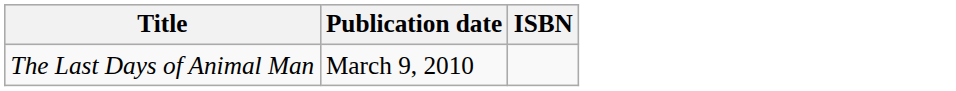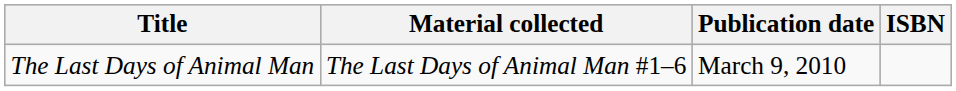+ column: (506, 24)
